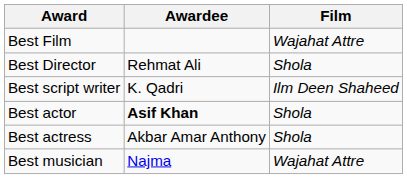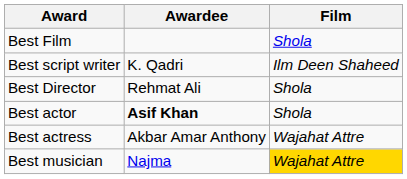(319, 40) Wajahat Attre -> (292, 40) Shola
rows swapped: (52, 64) <-> (64, 88)
(292, 137) Shola -> (319, 137) Wajahat Attre
(319, 161) no background -> (319, 161) gold background
